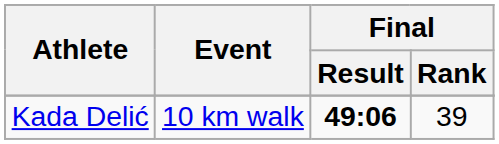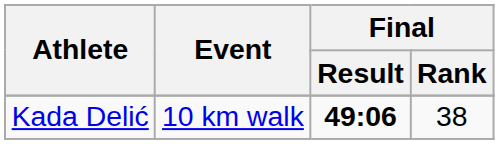(452, 117) 39 -> (452, 117) 38
